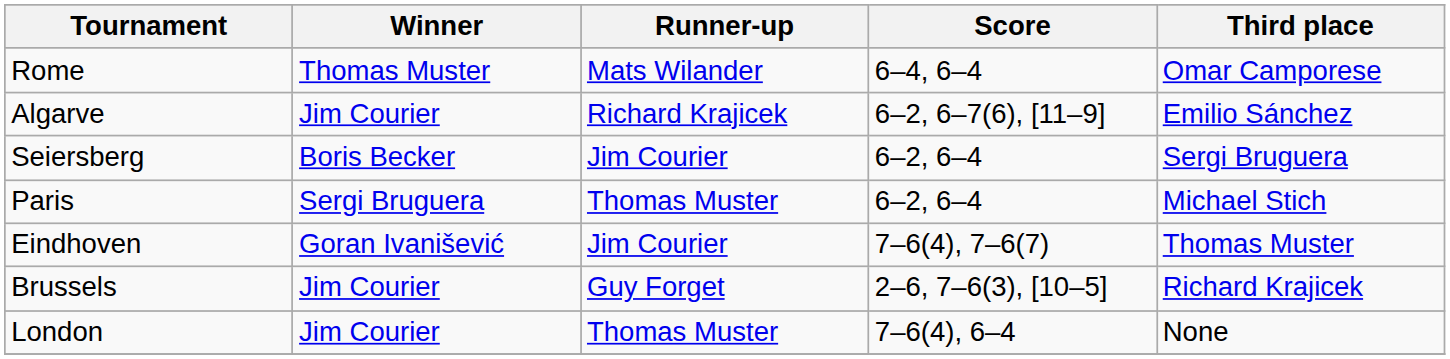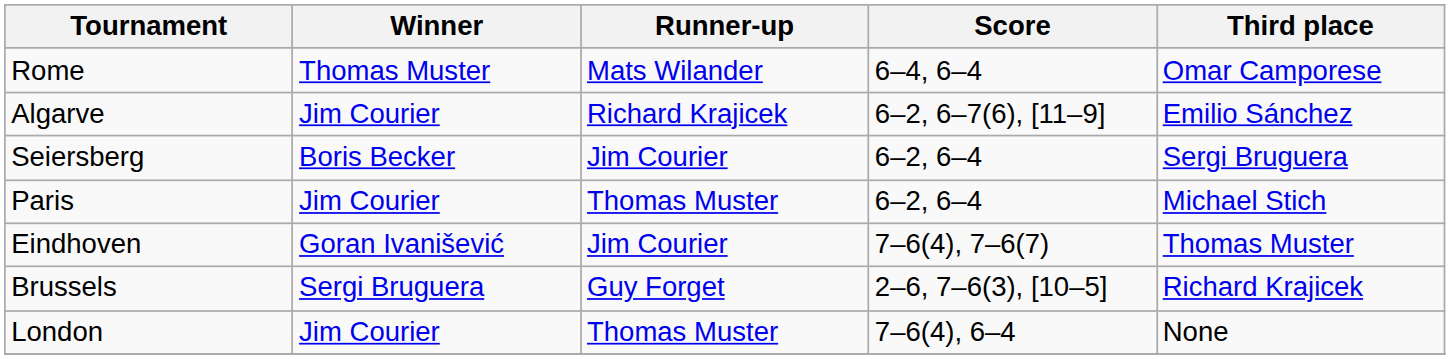(392, 200) Sergi Bruguera -> (369, 200) Jim Courier
(369, 288) Jim Courier -> (392, 288) Sergi Bruguera
